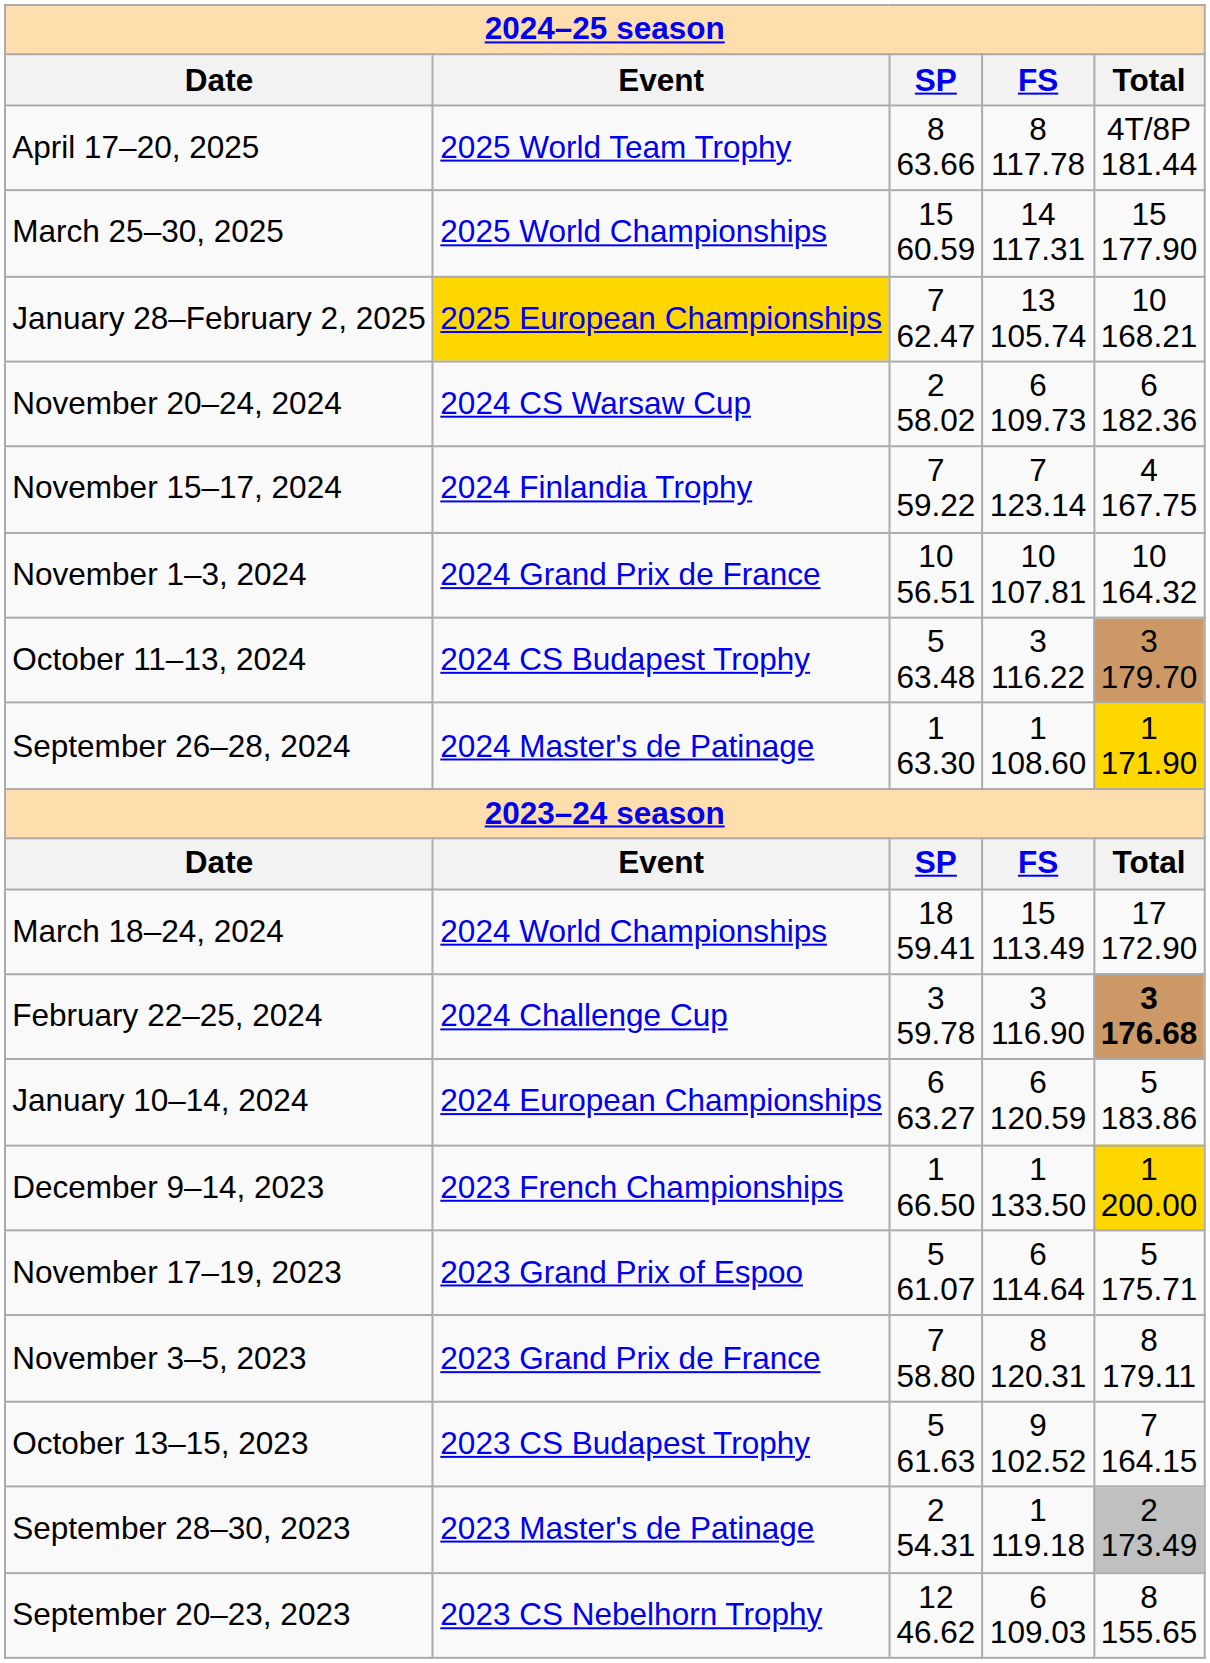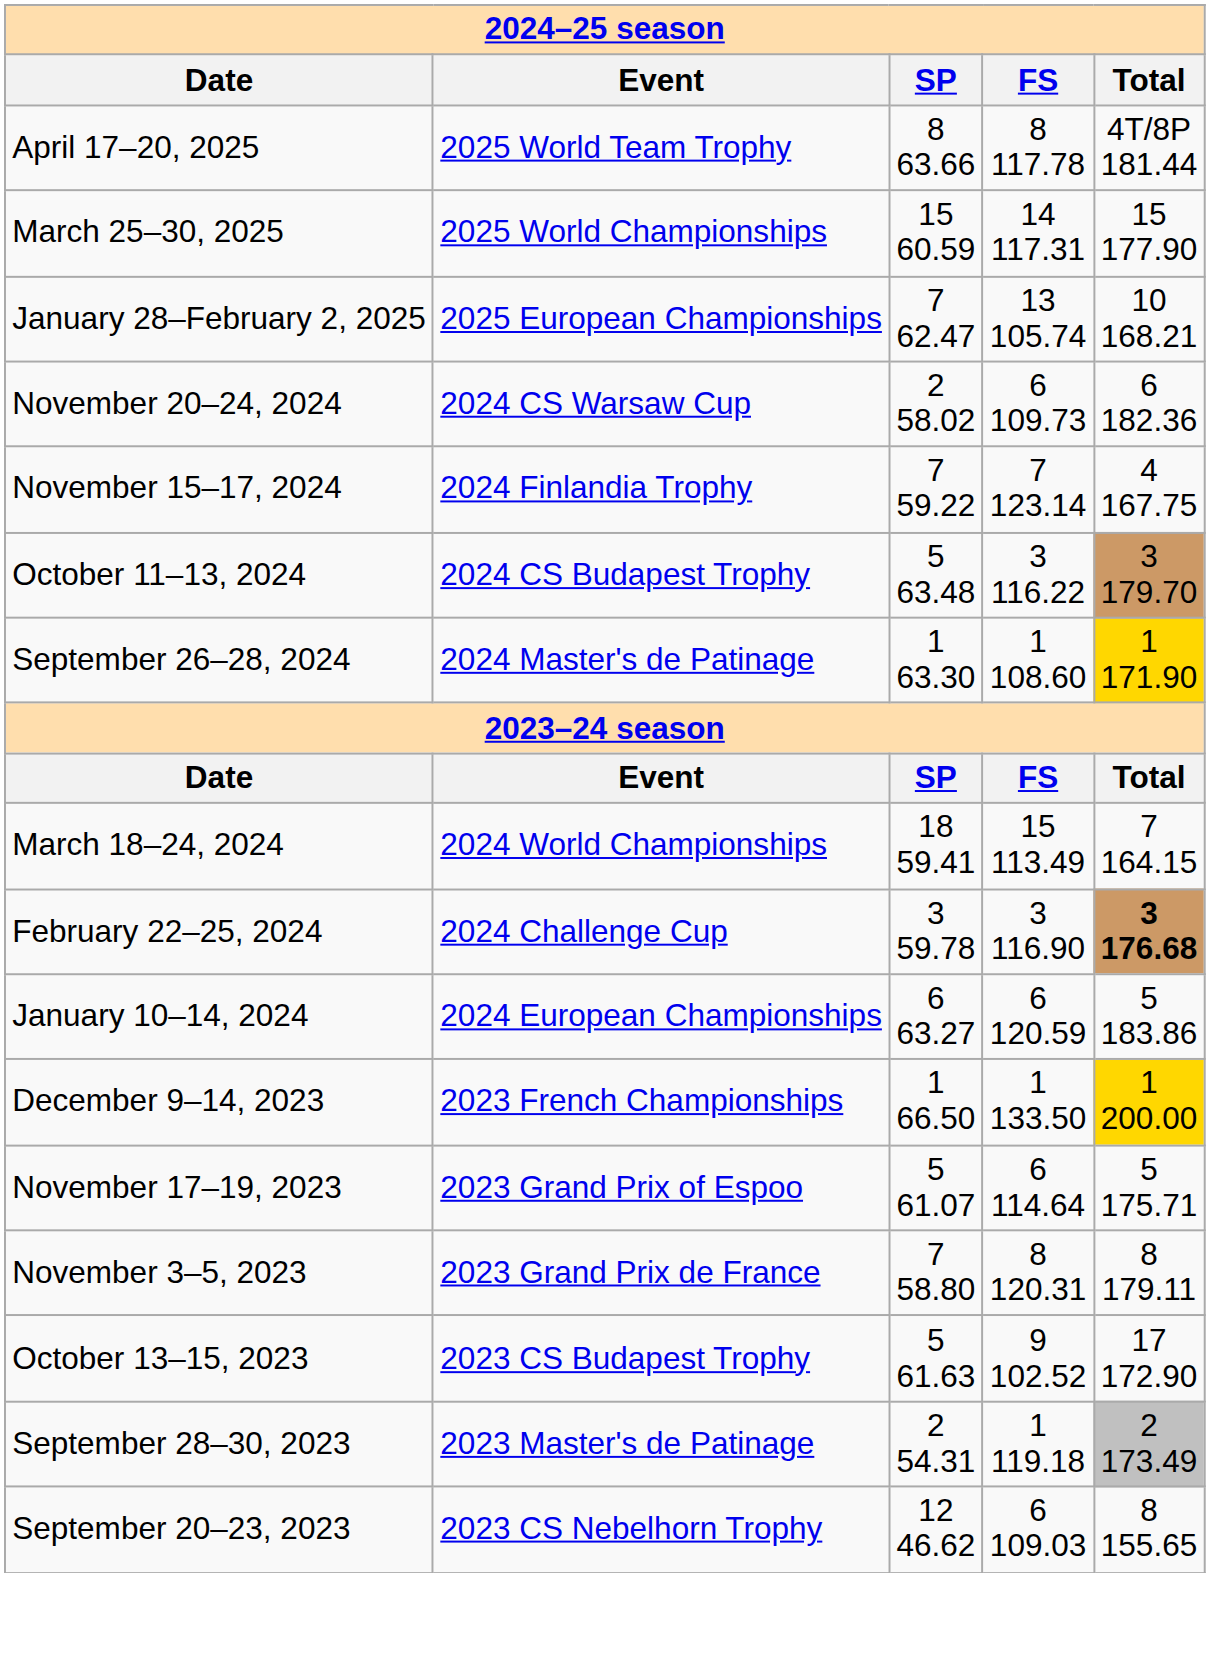(661, 318) gold background -> (661, 318) no background
- row: (159, 574)
(1149, 930) 17 172.90 -> (1149, 845) 7 164.15
(1149, 1443) 7 164.15 -> (1149, 1358) 17 172.90
